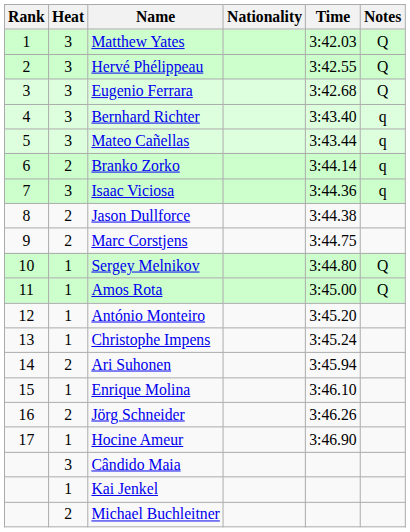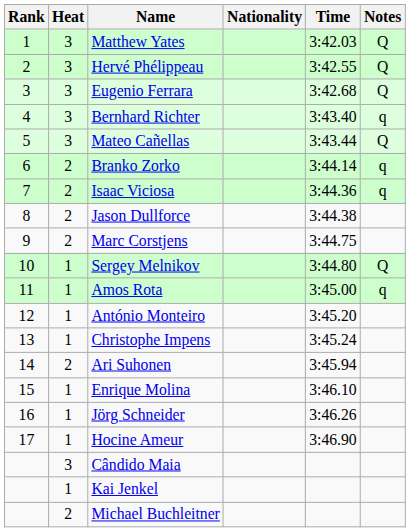(383, 141) q -> (383, 141) Q
(68, 191) 3 -> (68, 191) 2
(383, 290) Q -> (383, 290) q
(68, 414) 2 -> (68, 414) 1
